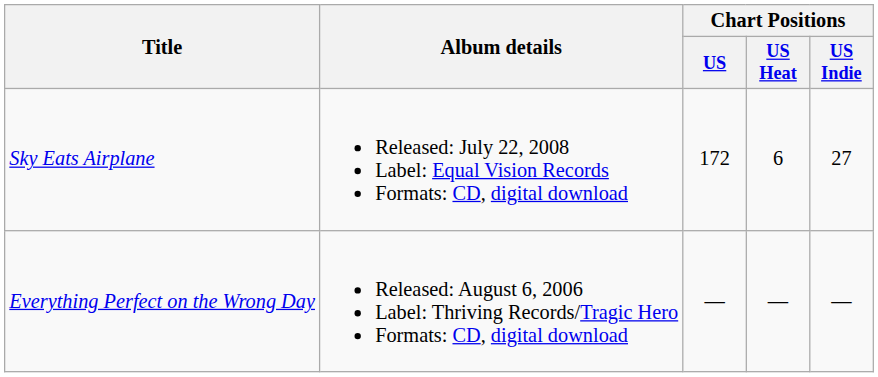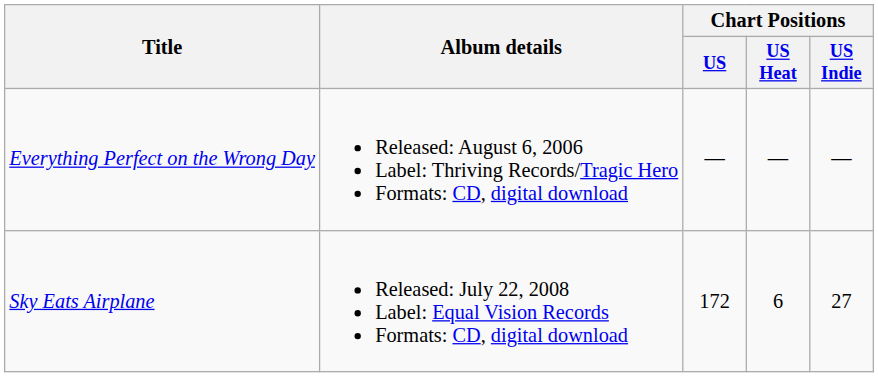rows swapped: (162, 300) <-> (82, 159)
